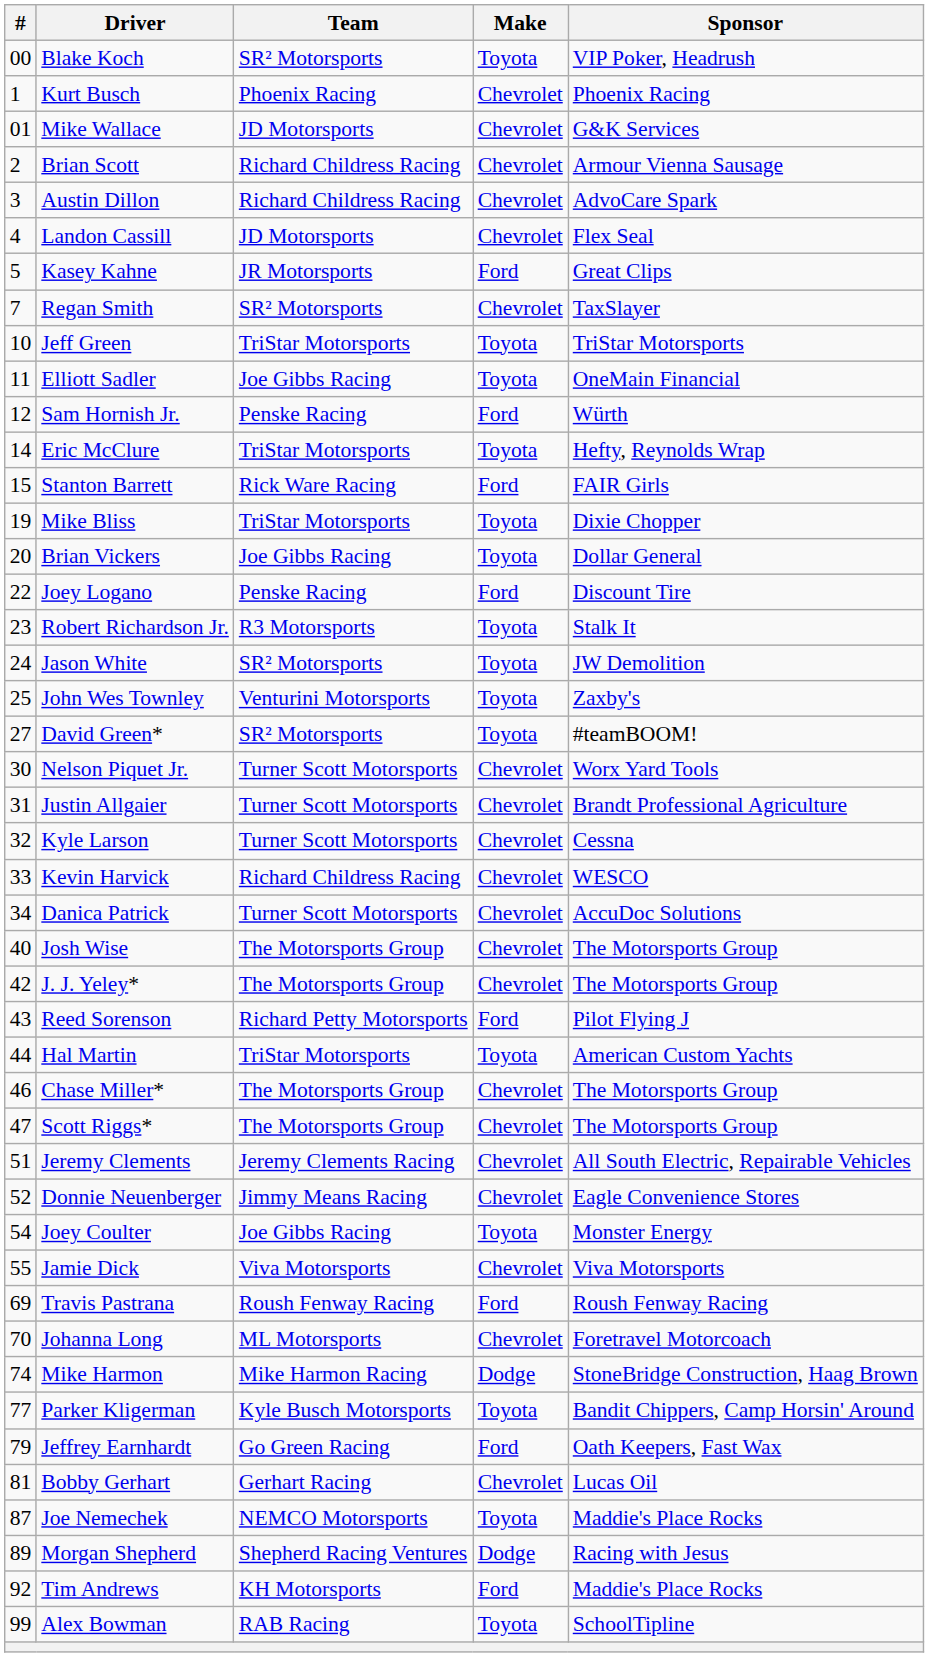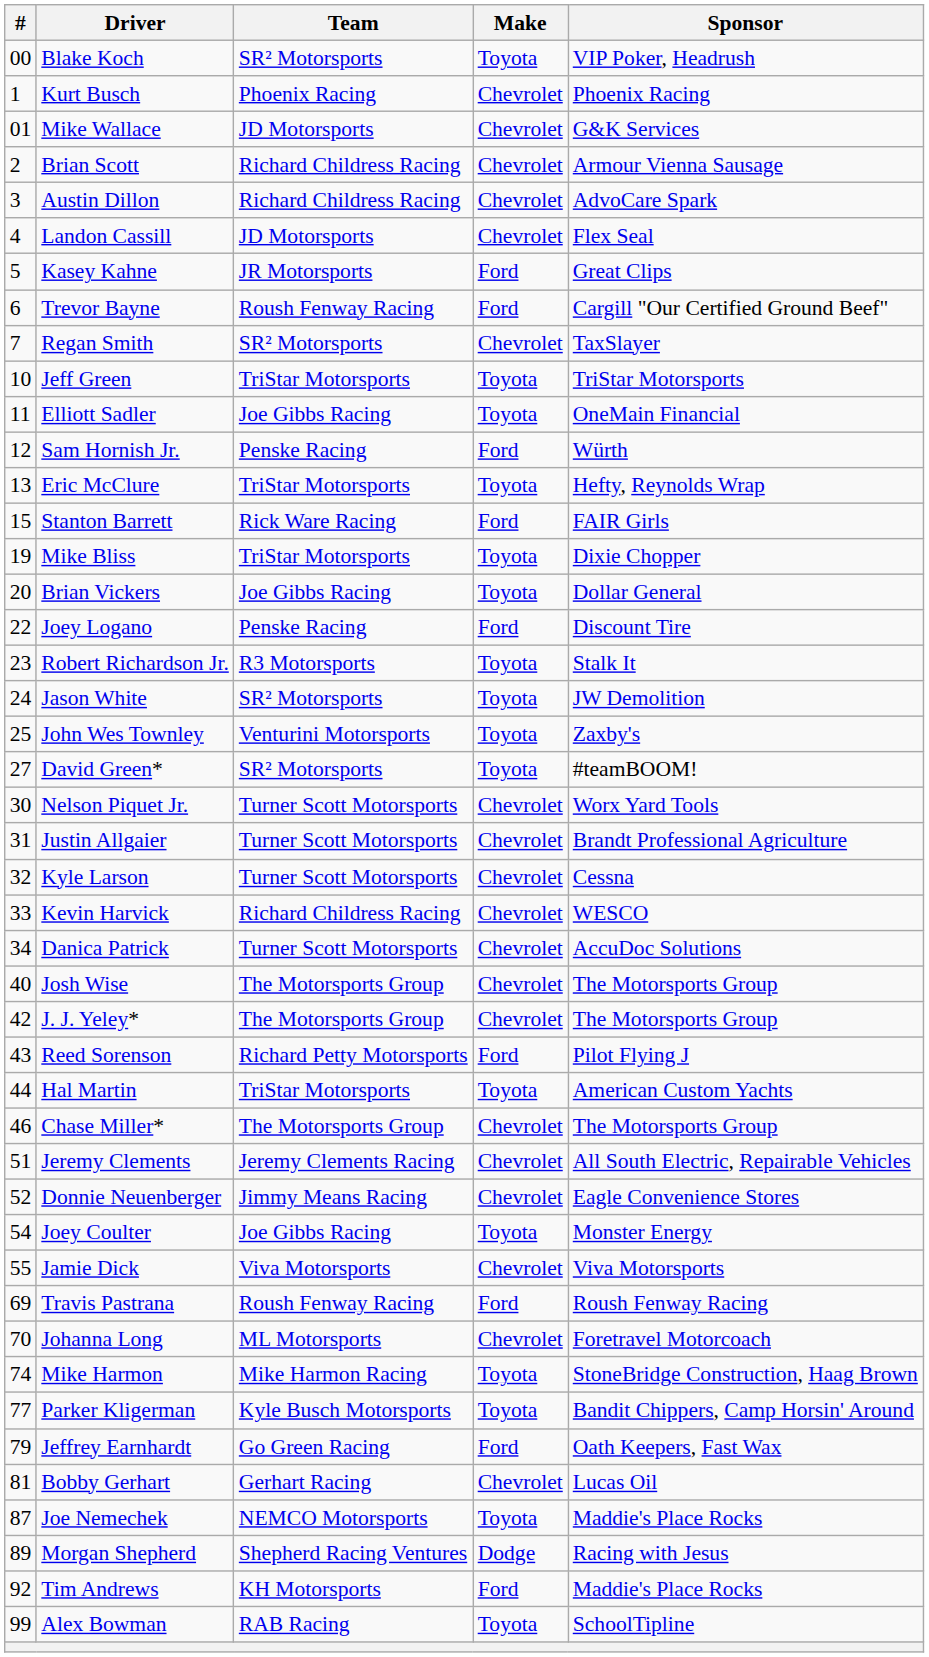+ row: (101, 307)
(21, 449) 14 -> (21, 485) 13
- row: (97, 1125)
(506, 1374) Dodge -> (508, 1374) Toyota
